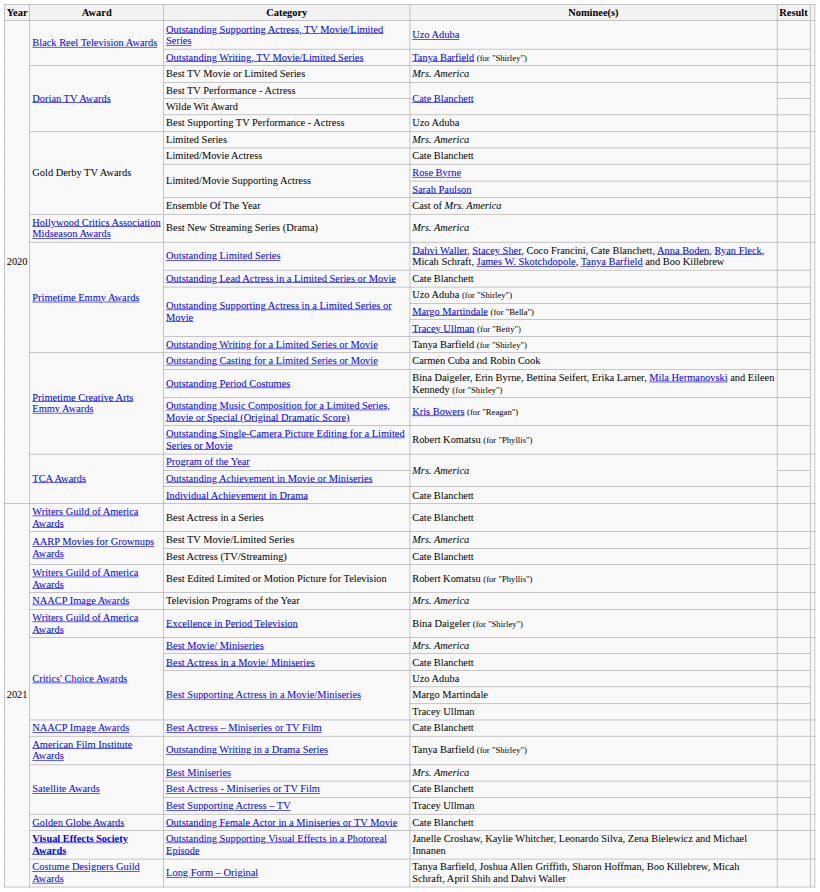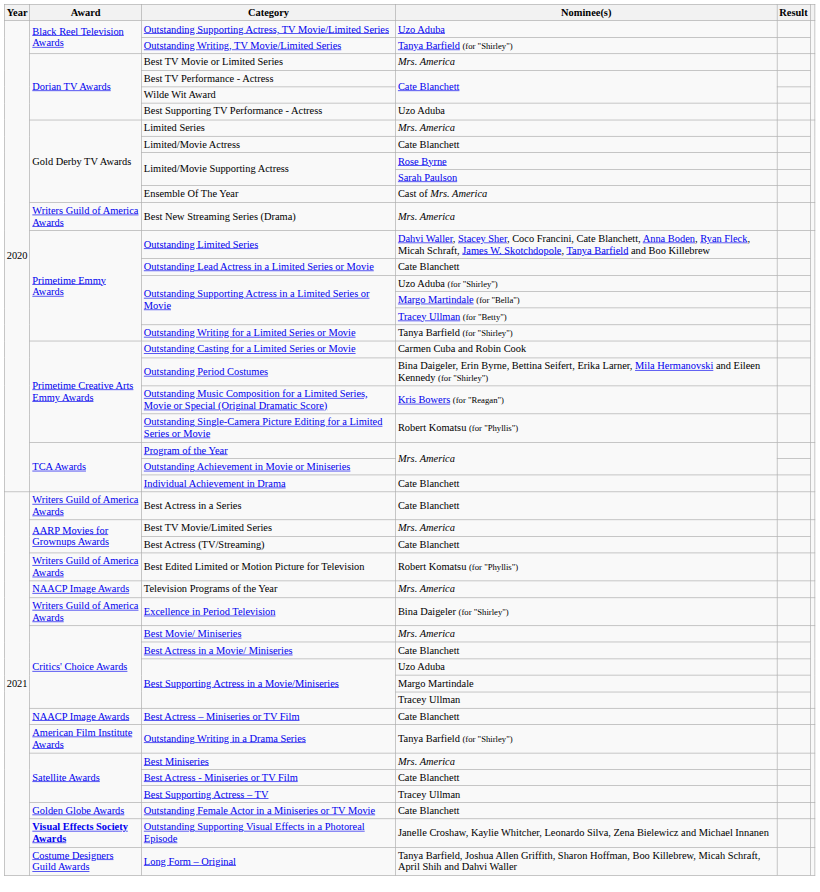(96, 228) Hollywood Critics Association Midseason Awards -> (85, 216) Writers Guild of America Awards
